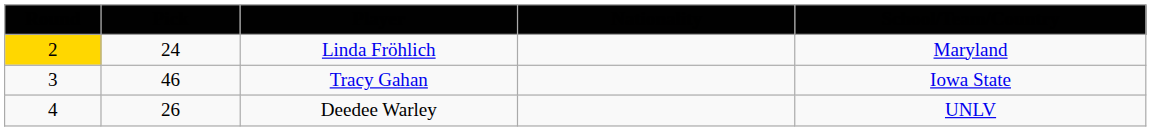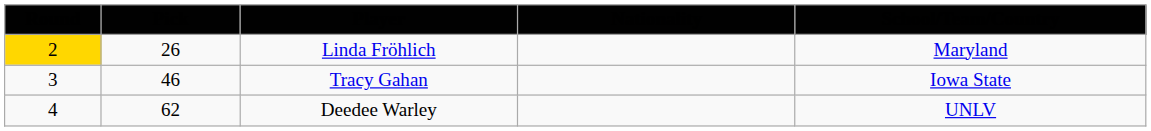(171, 49) 24 -> (171, 49) 26
(171, 110) 26 -> (171, 110) 62
